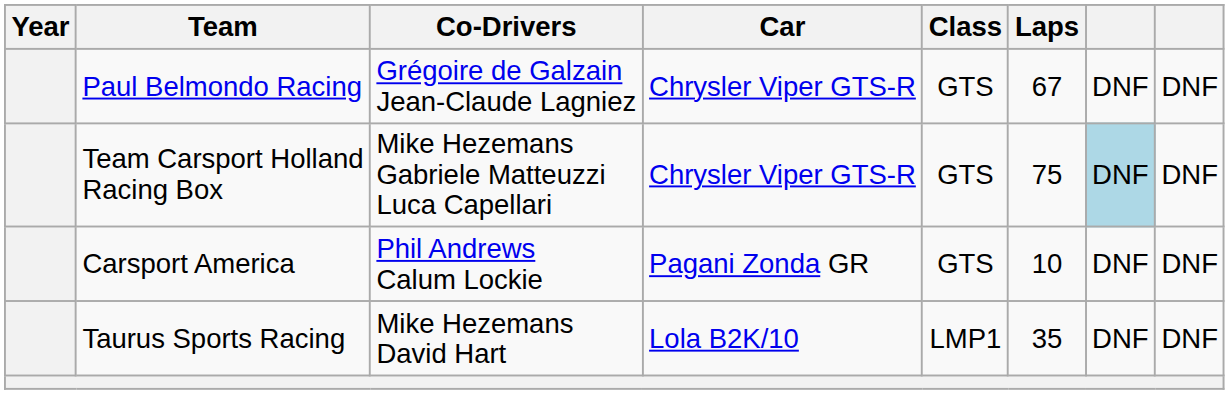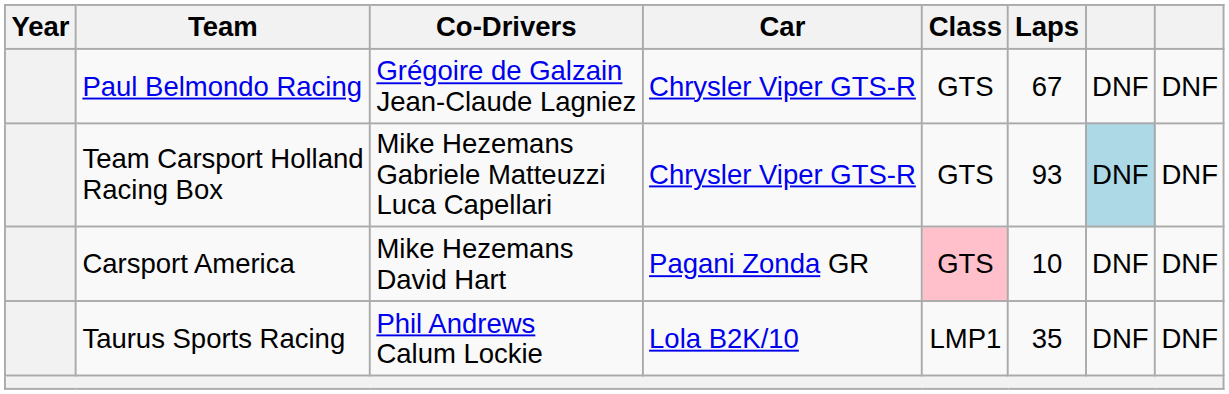(1047, 175) 75 -> (1047, 175) 93
(460, 264) Phil Andrews Calum Lockie -> (475, 264) Mike Hezemans David Hart
(965, 264) no background -> (965, 264) pink background
(475, 338) Mike Hezemans David Hart -> (460, 338) Phil Andrews Calum Lockie
